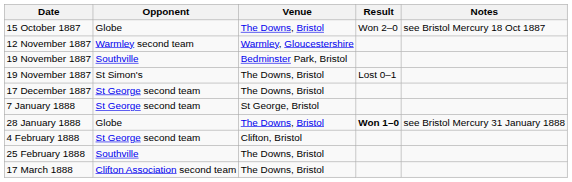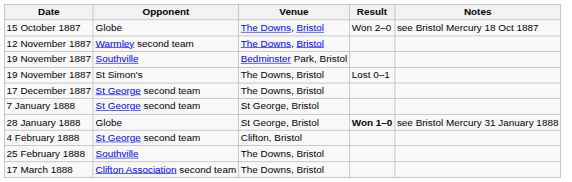(297, 43) Warmley, Gloucestershire -> (282, 43) The Downs, Bristol
(282, 122) The Downs, Bristol -> (280, 122) St George, Bristol
